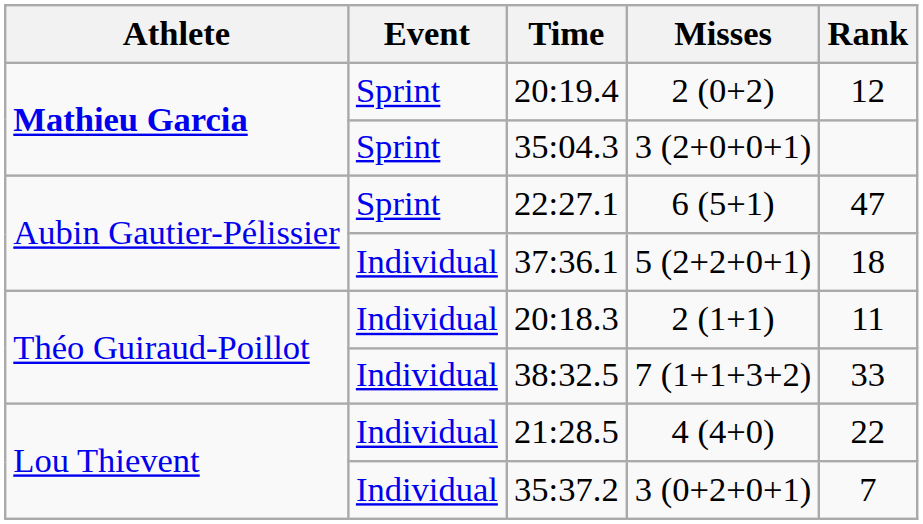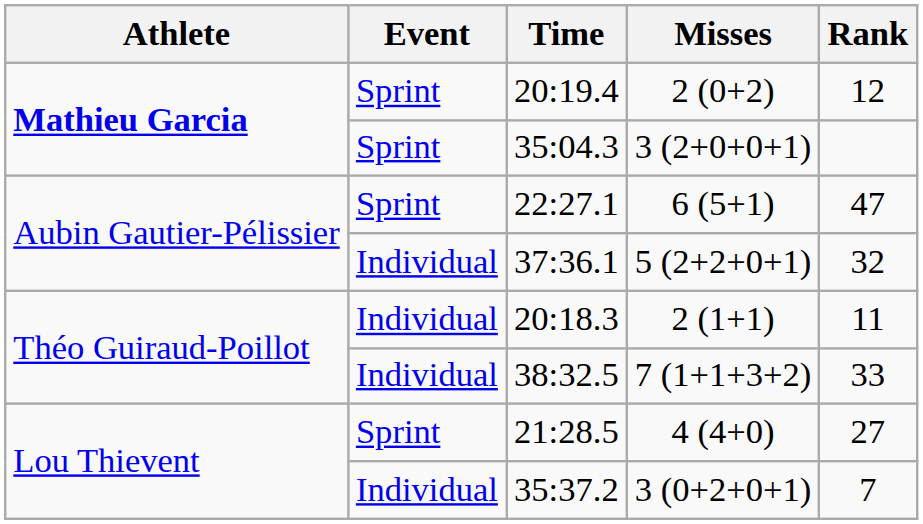(868, 261) 18 -> (868, 261) 32
(427, 432) Individual -> (398, 432) Sprint
(868, 432) 22 -> (868, 432) 27
